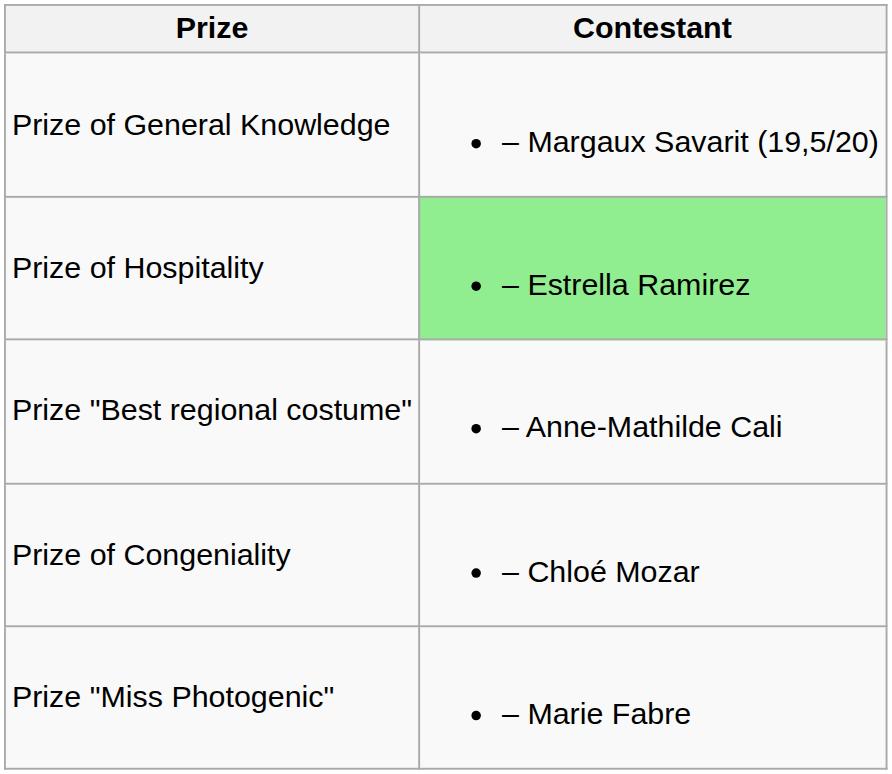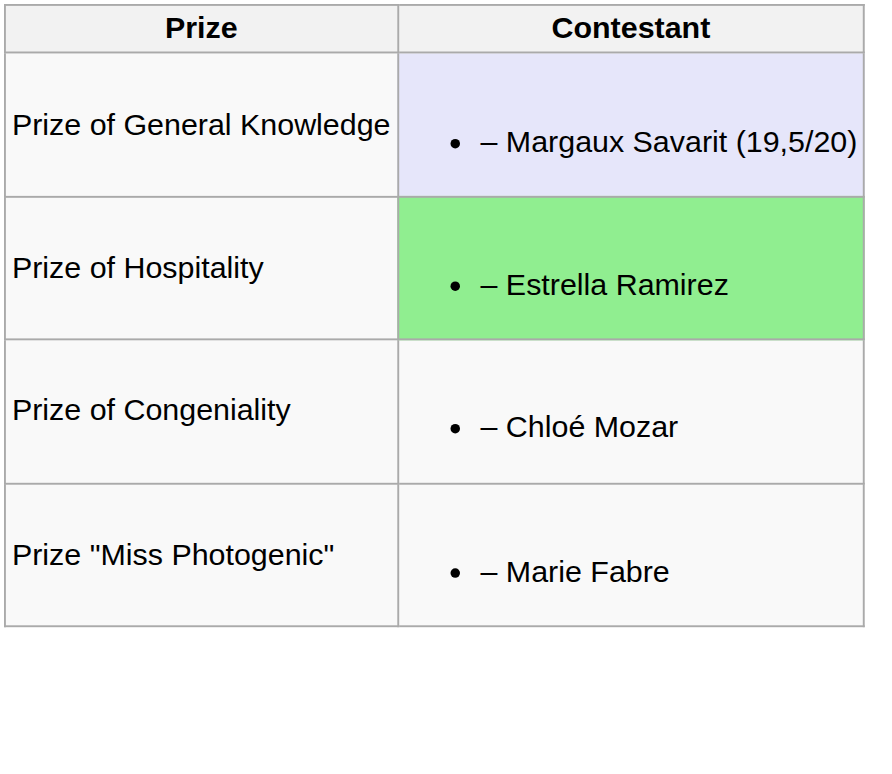(652, 142) no background -> (631, 142) lavender background
- row: (212, 410)
